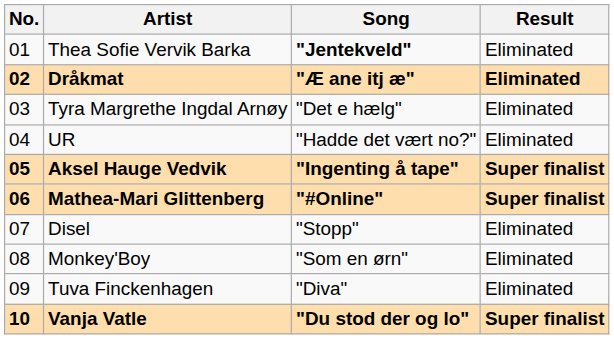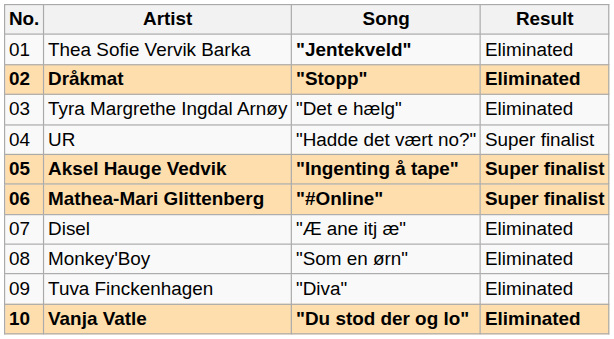(355, 79) "Æ ane itj æ" -> (332, 79) "Stopp"
(529, 139) Eliminated -> (540, 139) Super finalist
(327, 229) "Stopp" -> (351, 229) "Æ ane itj æ"
(545, 318) Super finalist -> (533, 318) Eliminated
